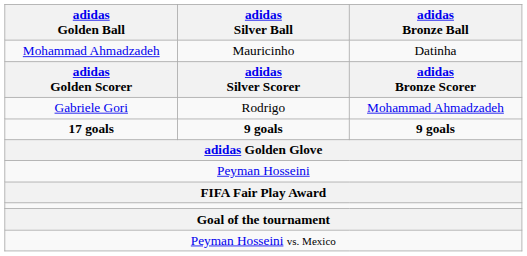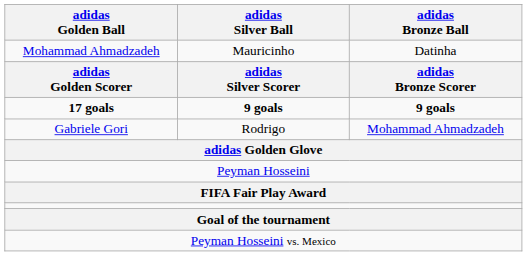rows swapped: (91, 108) <-> (91, 129)
